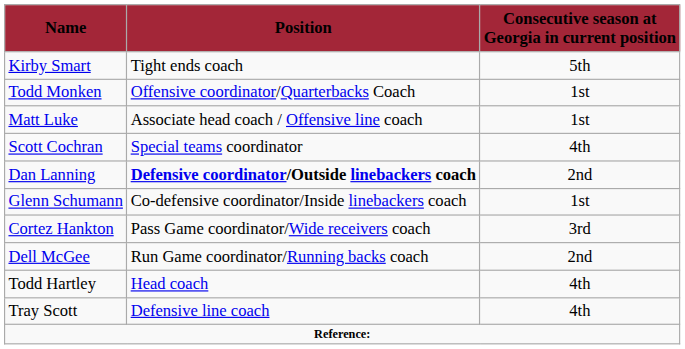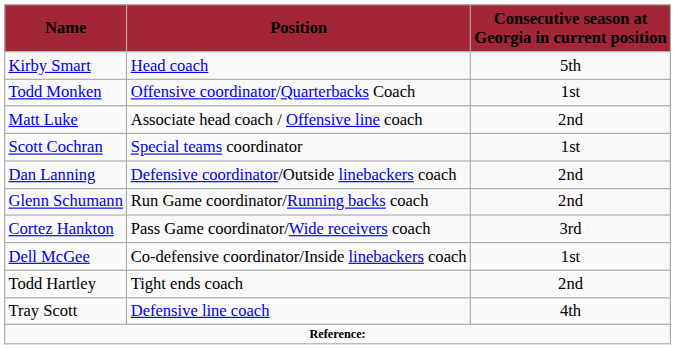(187, 65) Tight ends coach -> (170, 65) Head coach
(580, 120) 1st -> (571, 120) 2nd
(580, 147) 4th -> (571, 147) 1st
(303, 174) bold -> (294, 174) normal
(299, 201) Co-defensive coordinator/Inside linebackers coach -> (280, 201) Run Game coordinator/Running backs coach
(580, 201) 1st -> (571, 201) 2nd
(280, 256) Run Game coordinator/Running backs coach -> (299, 256) Co-defensive coordinator/Inside linebackers coach
(580, 256) 2nd -> (571, 256) 1st
(170, 283) Head coach -> (187, 283) Tight ends coach
(580, 283) 4th -> (571, 283) 2nd
